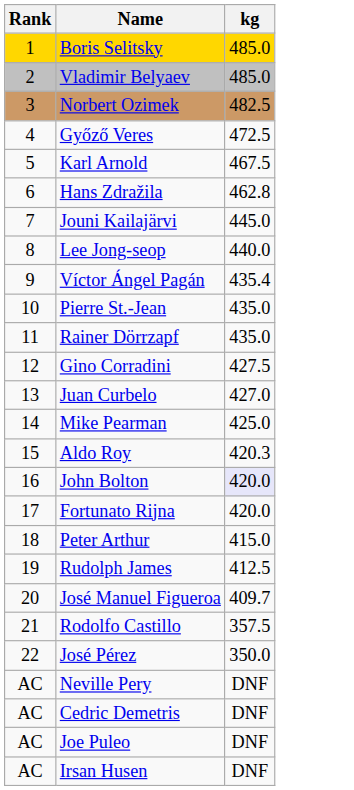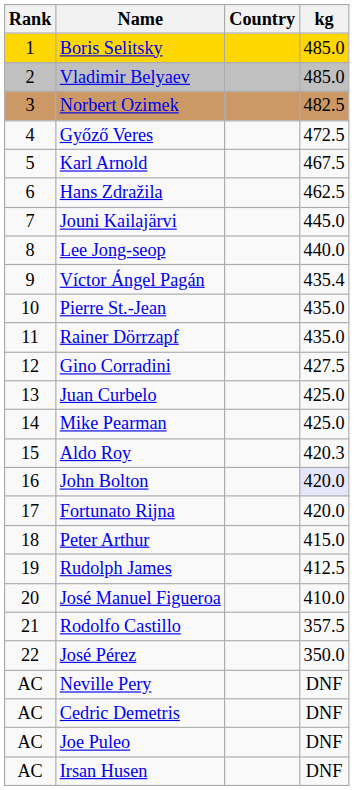+ column: (262, 18)
(250, 192) 462.8 -> (324, 192) 462.5
(250, 395) 427.0 -> (324, 395) 425.0
(250, 597) 409.7 -> (324, 597) 410.0
